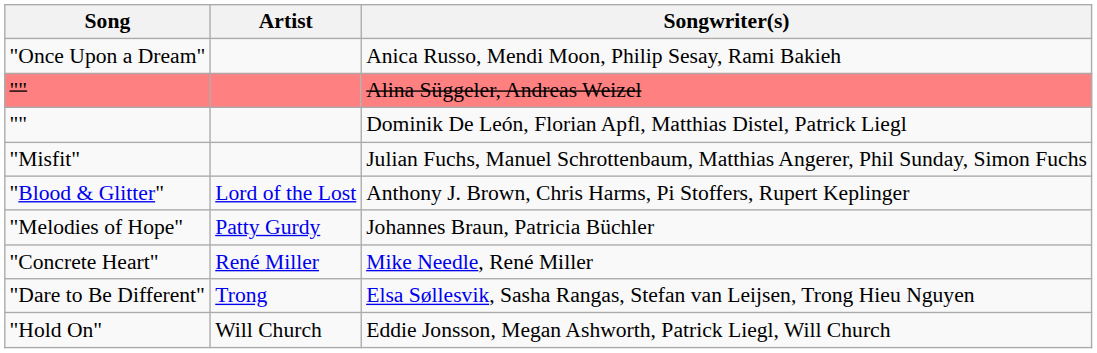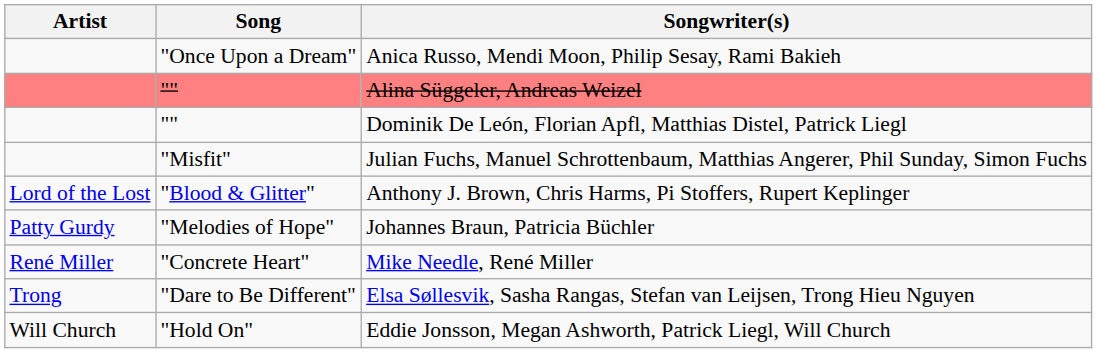columns swapped: (286, 21) <-> (107, 21)
